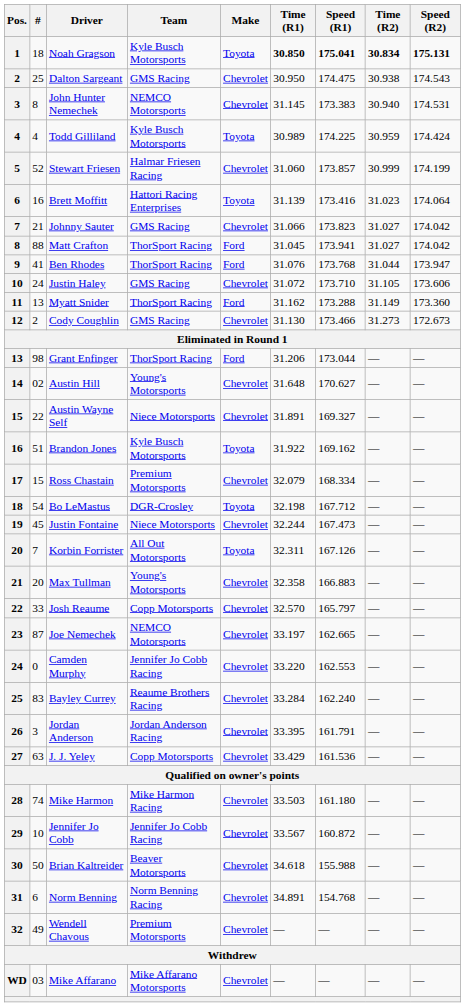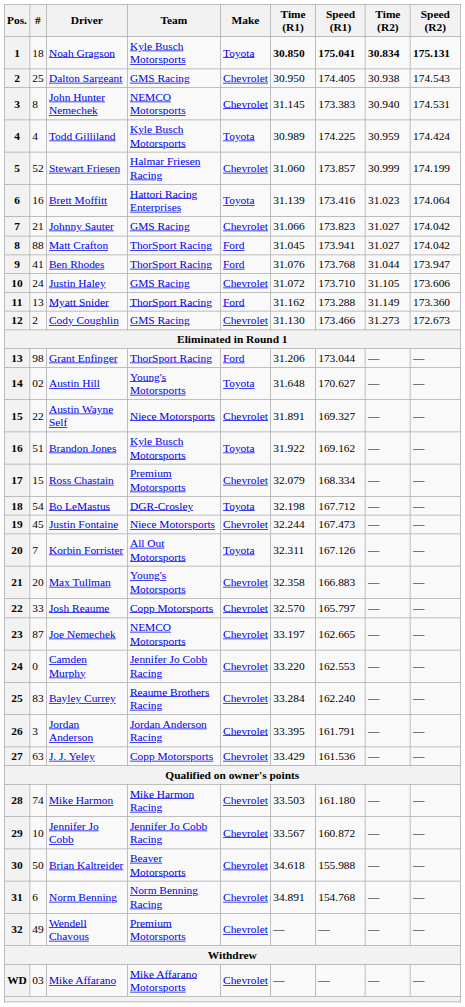(337, 78) 174.475 -> (337, 78) 174.405
(245, 383) Chevrolet -> (239, 383) Toyota
